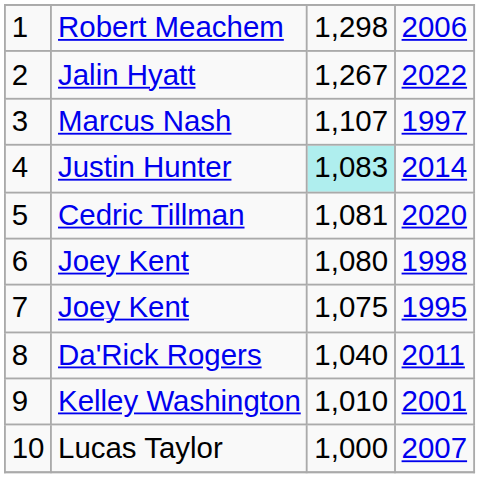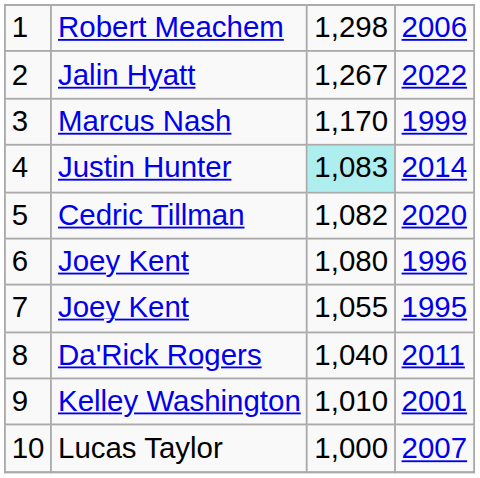(351, 121) 1,107 -> (351, 121) 1,170
(434, 121) 1997 -> (434, 121) 1999
(351, 214) 1,081 -> (351, 214) 1,082
(434, 261) 1998 -> (434, 261) 1996
(351, 307) 1,075 -> (351, 307) 1,055
